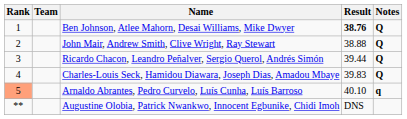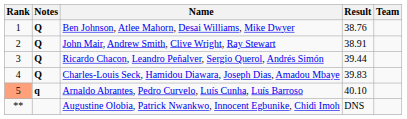columns swapped: (46, 12) <-> (387, 12)
(355, 28) bold -> (356, 28) normal
(355, 43) 38.88 -> (356, 43) 38.91
